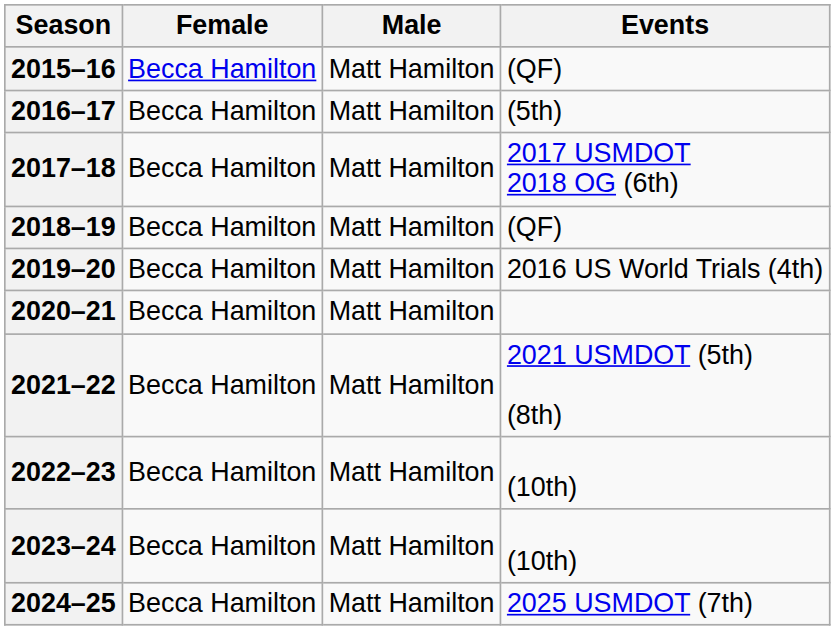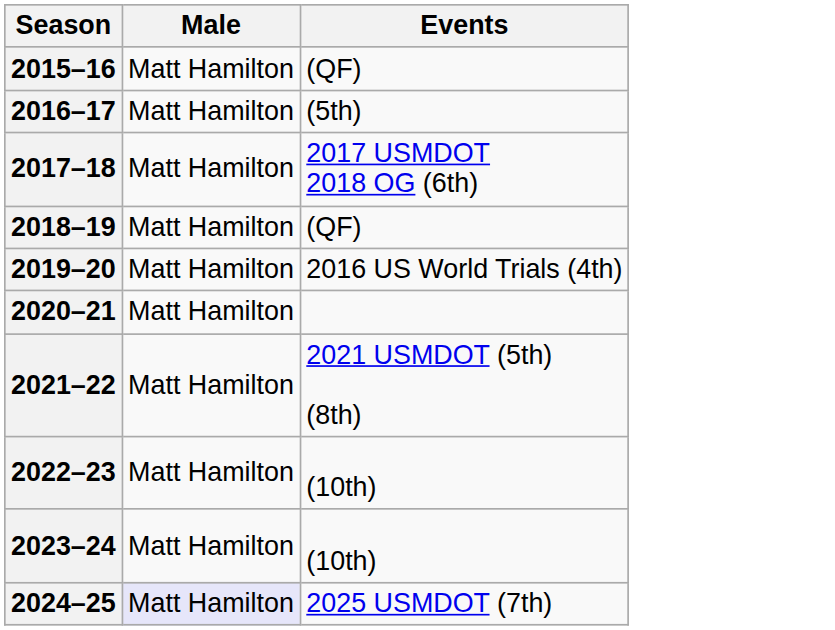- column: (222, 25)
(412, 603) no background -> (211, 603) lavender background
